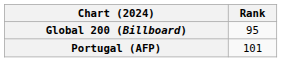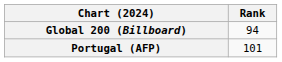(253, 30) 95 -> (253, 30) 94
